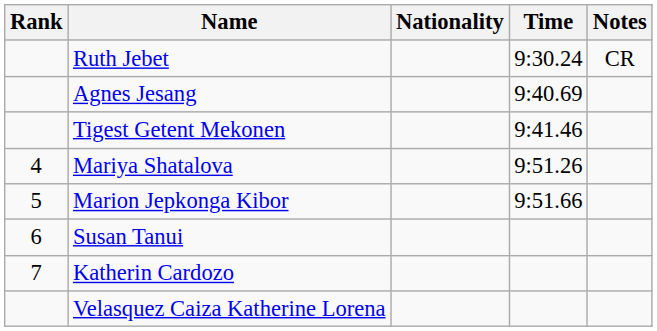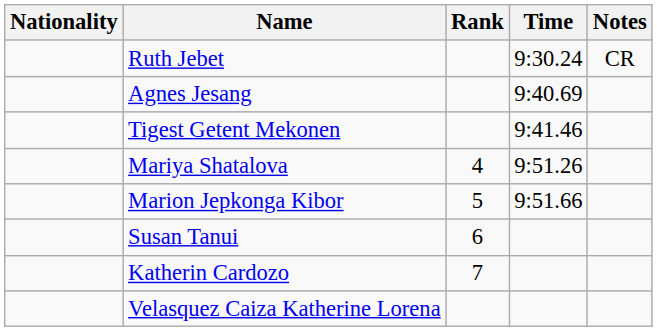columns swapped: (36, 22) <-> (450, 22)
